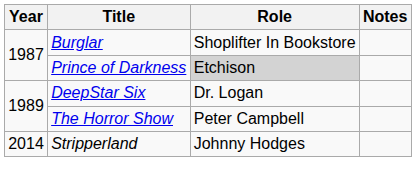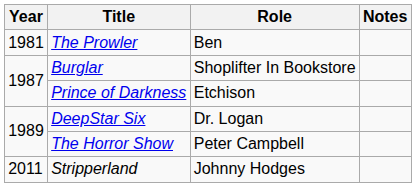+ row: (94, 42)
(224, 67) lightgrey background -> (224, 93) no background
(26, 144) 2014 -> (25, 169) 2011
